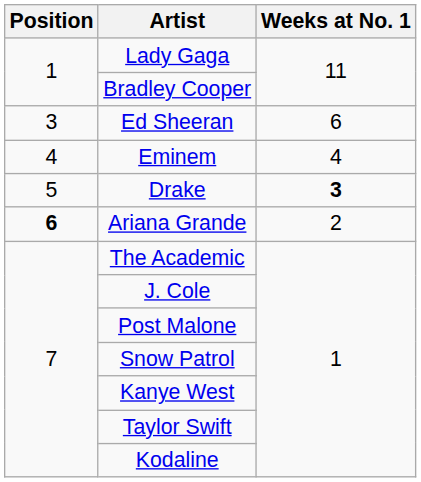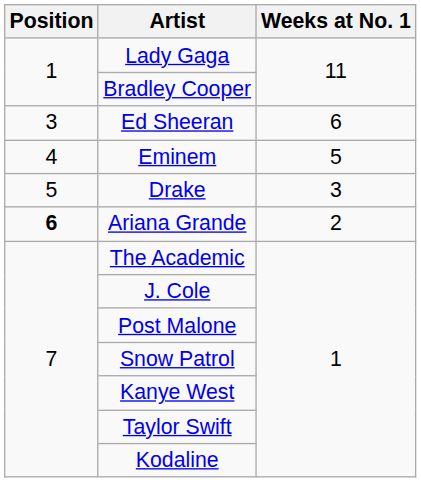(336, 156) 4 -> (336, 156) 5
(336, 190) bold -> (336, 190) normal
